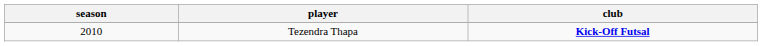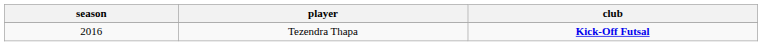(91, 31) 2010 -> (91, 31) 2016
